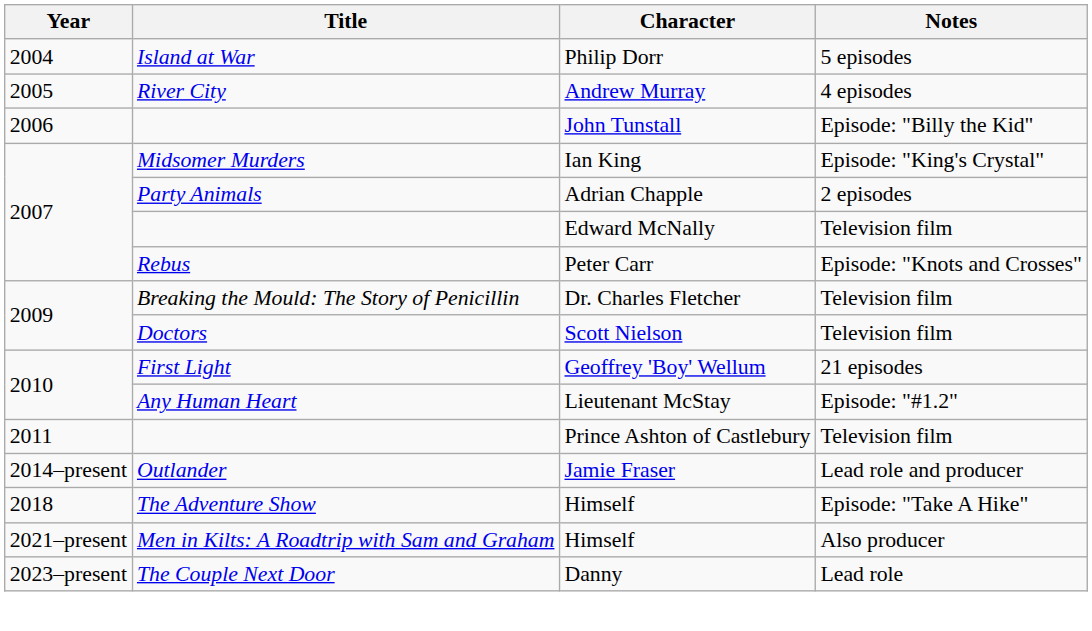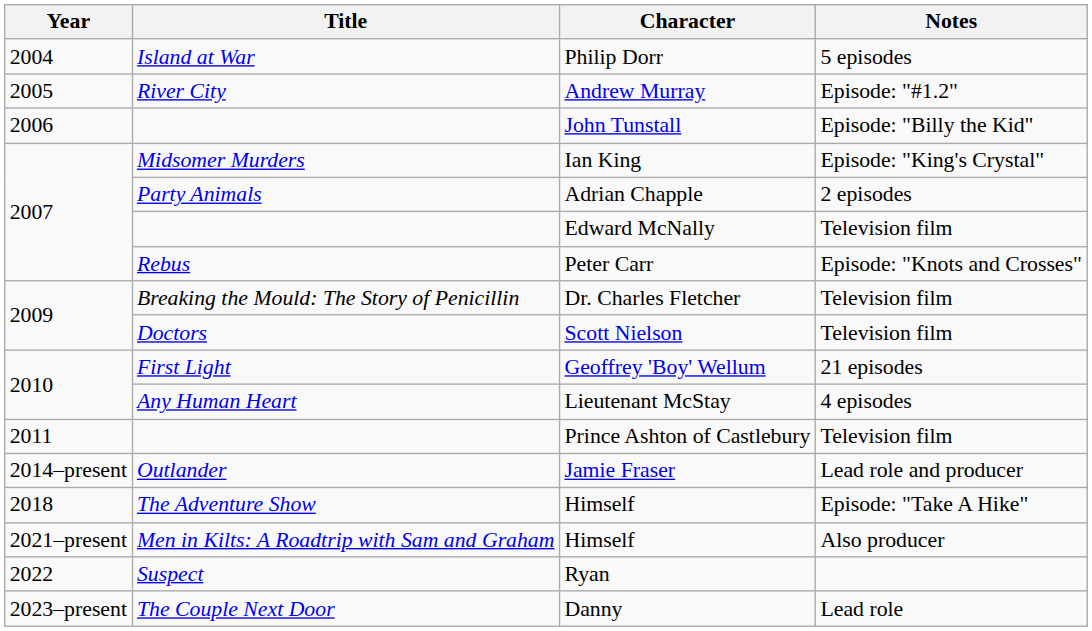(866, 90) 4 episodes -> (889, 90) Episode: "#1.2"
(889, 401) Episode: "#1.2" -> (866, 401) 4 episodes
+ row: (170, 573)
